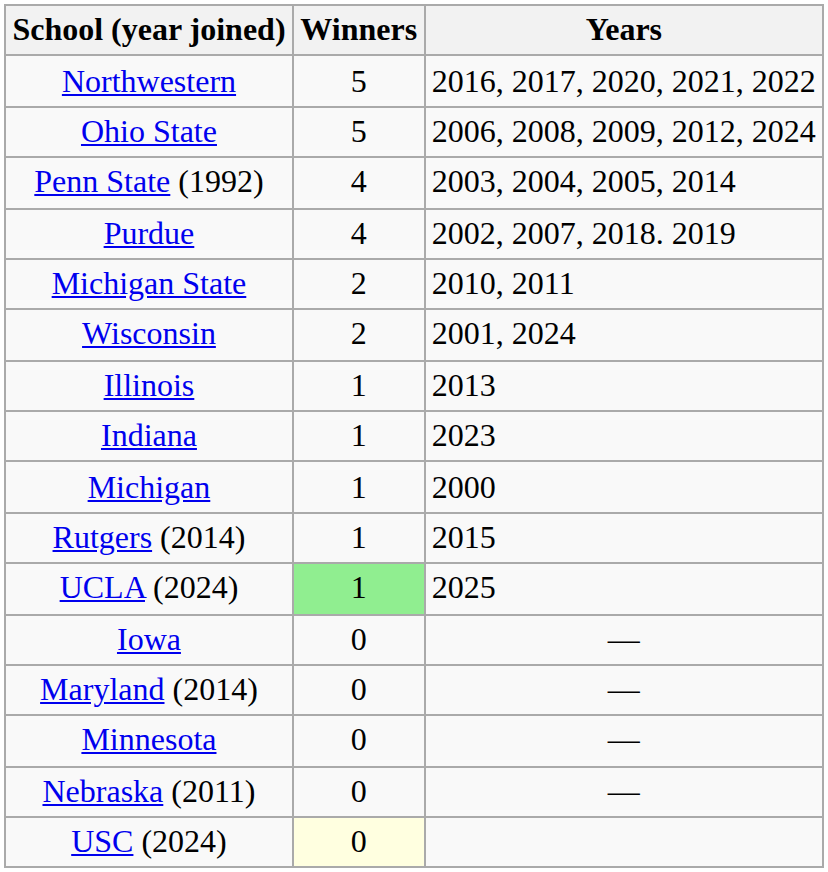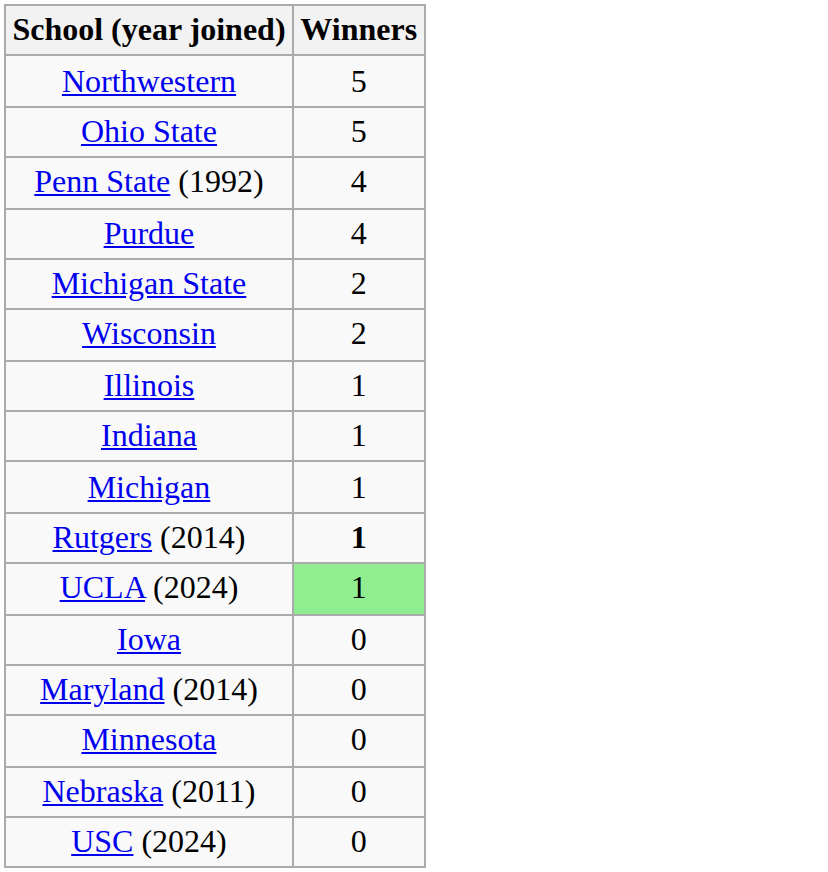- column: (624, 29)
(359, 537) normal -> (359, 537) bold
(359, 841) lightyellow background -> (359, 841) no background
